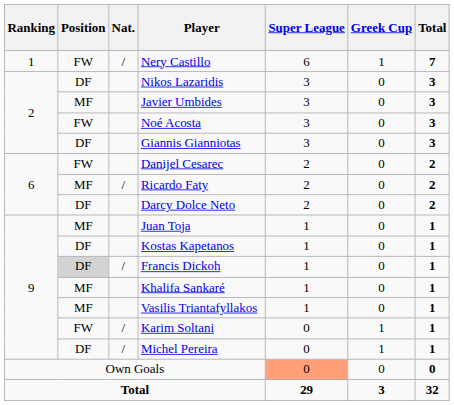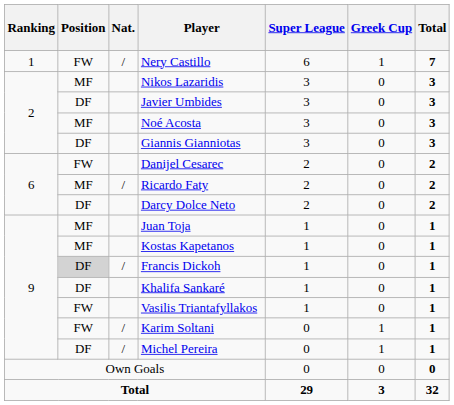(83, 81) DF -> (83, 81) MF
(83, 102) MF -> (83, 102) DF
(83, 122) FW -> (83, 122) MF
(83, 246) DF -> (83, 246) MF
(83, 287) MF -> (83, 287) DF
(83, 307) MF -> (83, 307) FW
(307, 369) lightsalmon background -> (307, 369) no background
